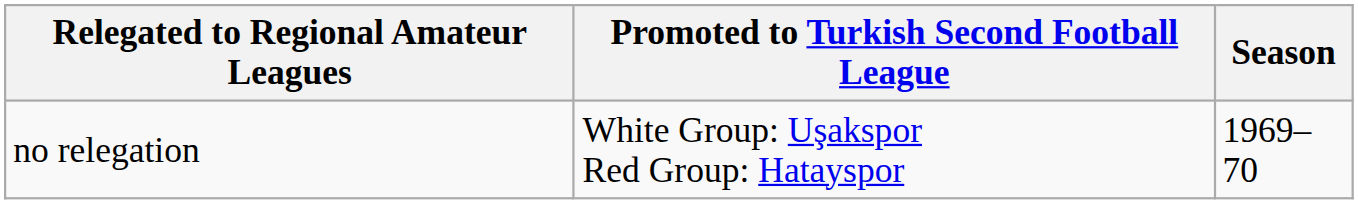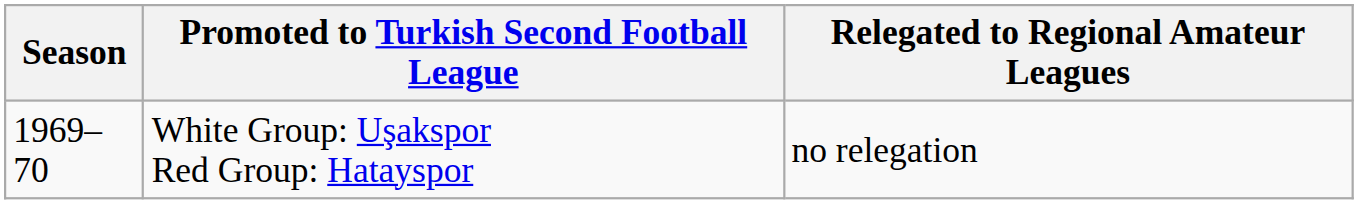columns swapped: (1283, 52) <-> (290, 52)
